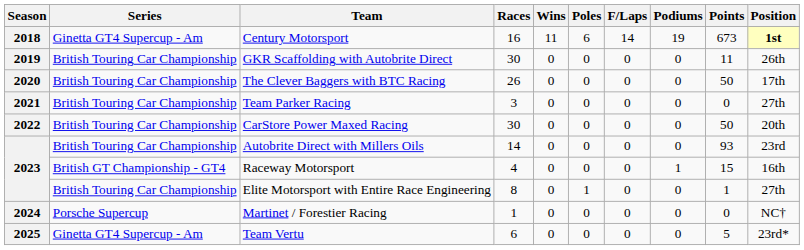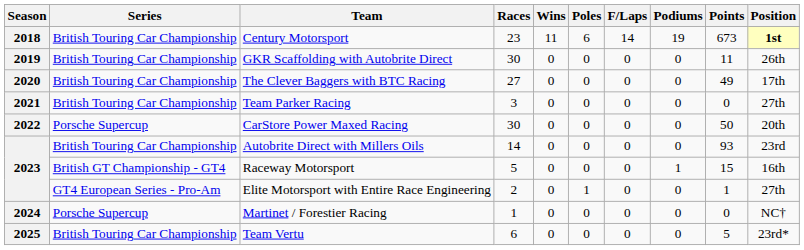(128, 37) Ginetta GT4 Supercup - Am -> (145, 37) British Touring Car Championship
(514, 37) 16 -> (514, 37) 23
(514, 81) 26 -> (514, 81) 27
(727, 81) 50 -> (727, 81) 49
(145, 125) British Touring Car Championship -> (100, 125) Porsche Supercup
(514, 168) 4 -> (514, 168) 5
(145, 190) British Touring Car Championship -> (137, 190) GT4 European Series - Pro-Am
(514, 190) 8 -> (514, 190) 2
(128, 234) Ginetta GT4 Supercup - Am -> (145, 234) British Touring Car Championship
